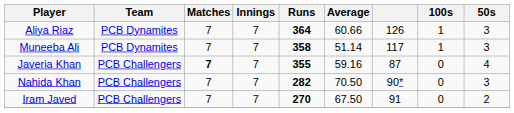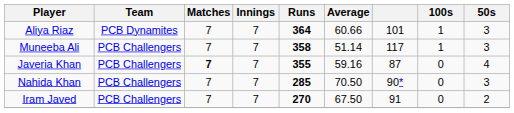(395, 30) 126 -> (395, 30) 101
(139, 47) PCB Dynamites -> (139, 47) PCB Challengers
(302, 82) 282 -> (302, 82) 285
